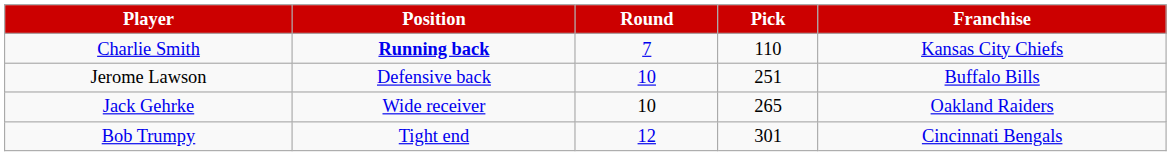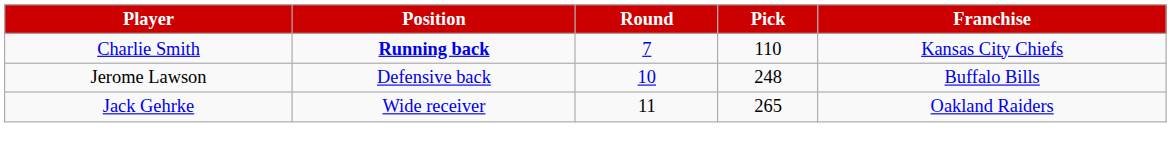(768, 77) 251 -> (768, 77) 248
(647, 106) 10 -> (647, 106) 11
- row: (148, 135)
